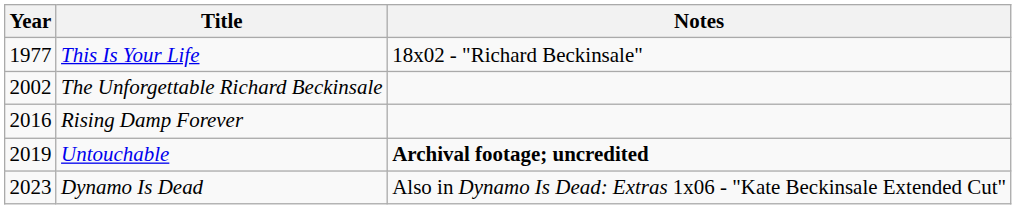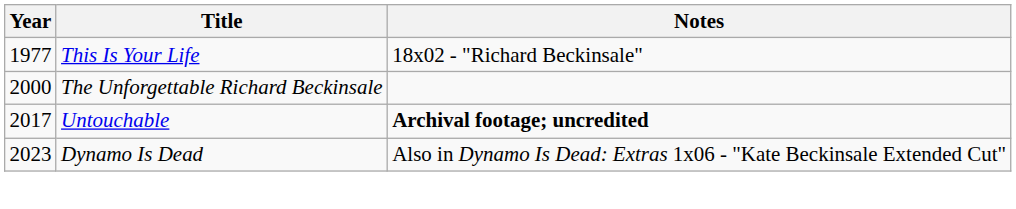(30, 87) 2002 -> (30, 87) 2000
- row: (152, 120)
(30, 154) 2019 -> (30, 120) 2017
